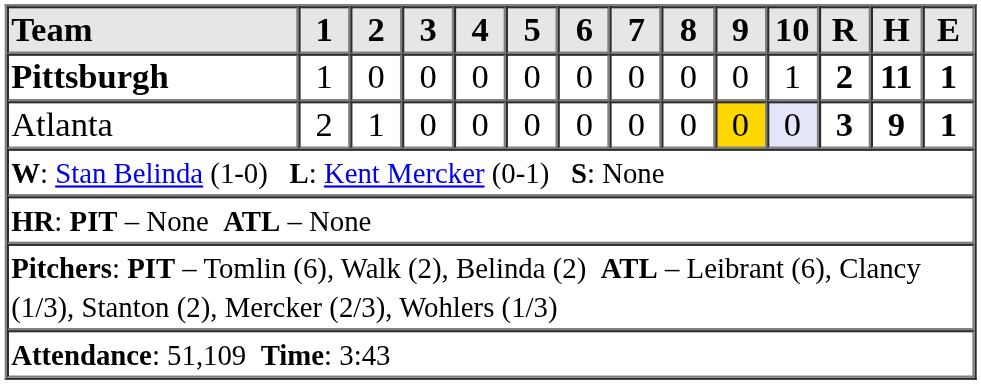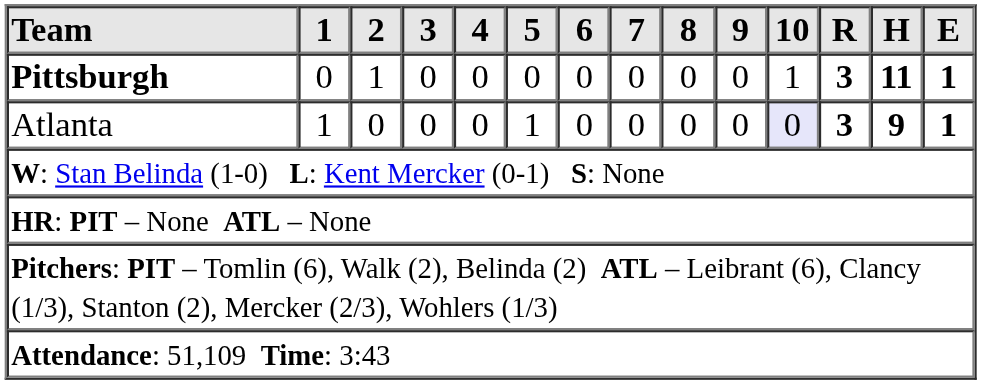(324, 76) 1 -> (324, 76) 0
(376, 76) 0 -> (376, 76) 1
(844, 76) 2 -> (844, 76) 3
(324, 124) 2 -> (324, 124) 1
(376, 124) 1 -> (376, 124) 0
(532, 124) 0 -> (532, 124) 1
(740, 124) gold background -> (740, 124) no background
